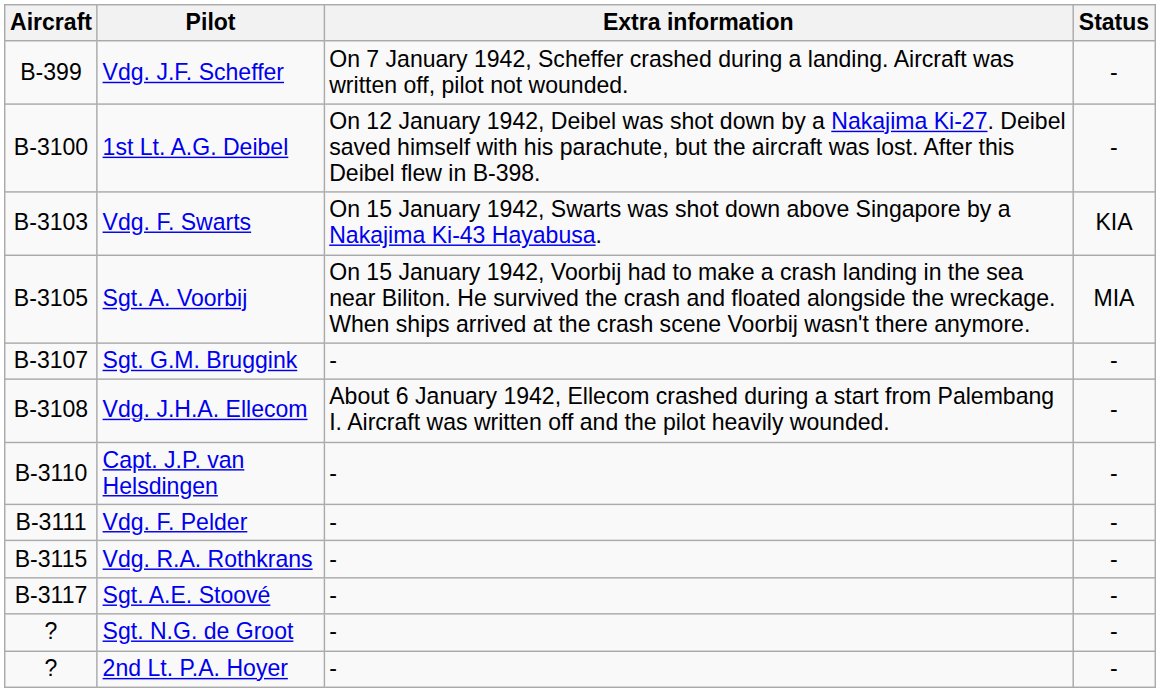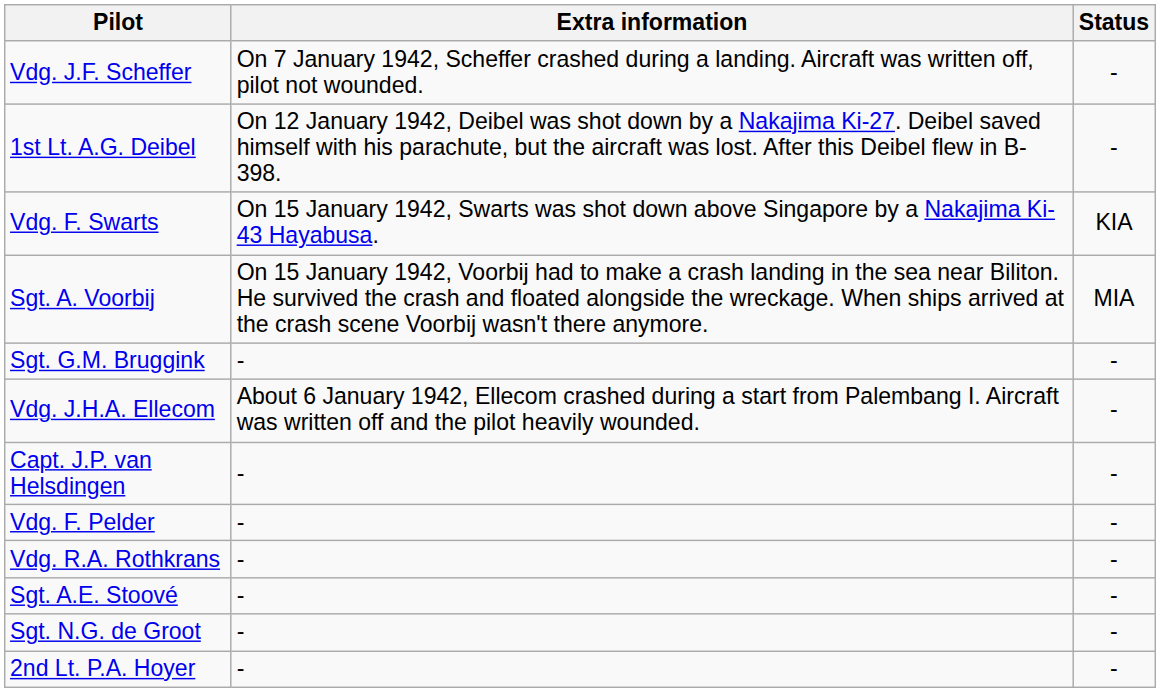- column: (51, 22)
